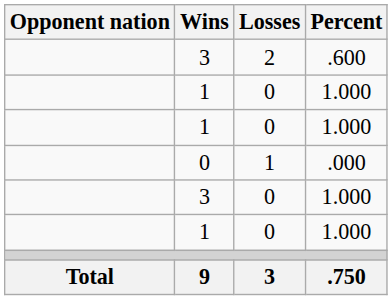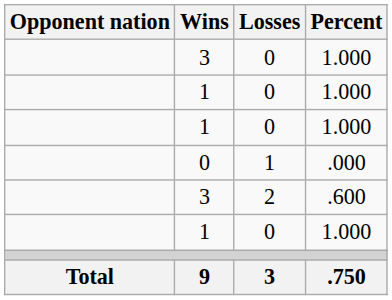rows swapped: (204, 197) <-> (204, 57)
